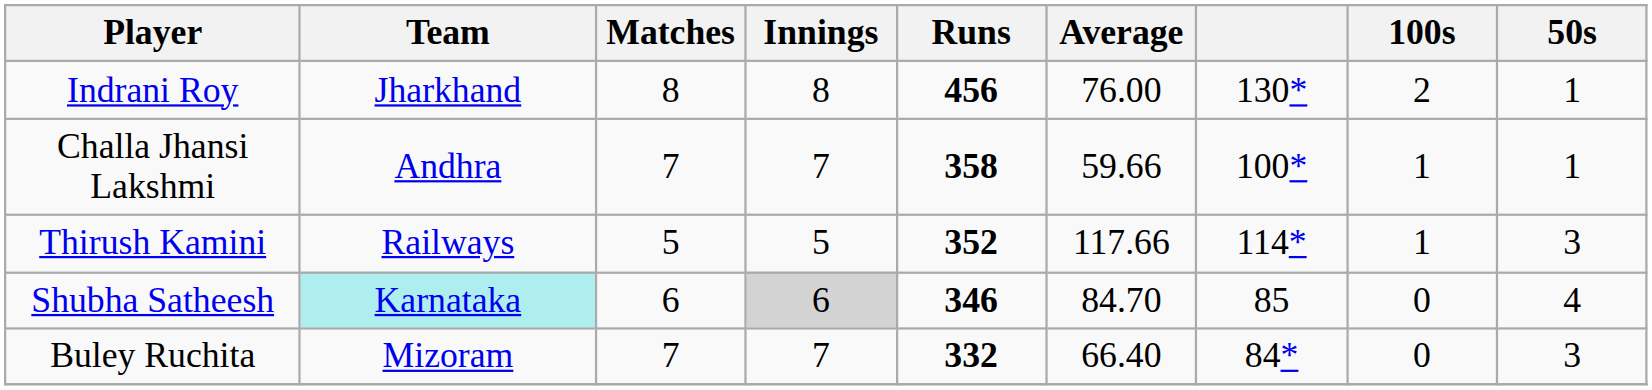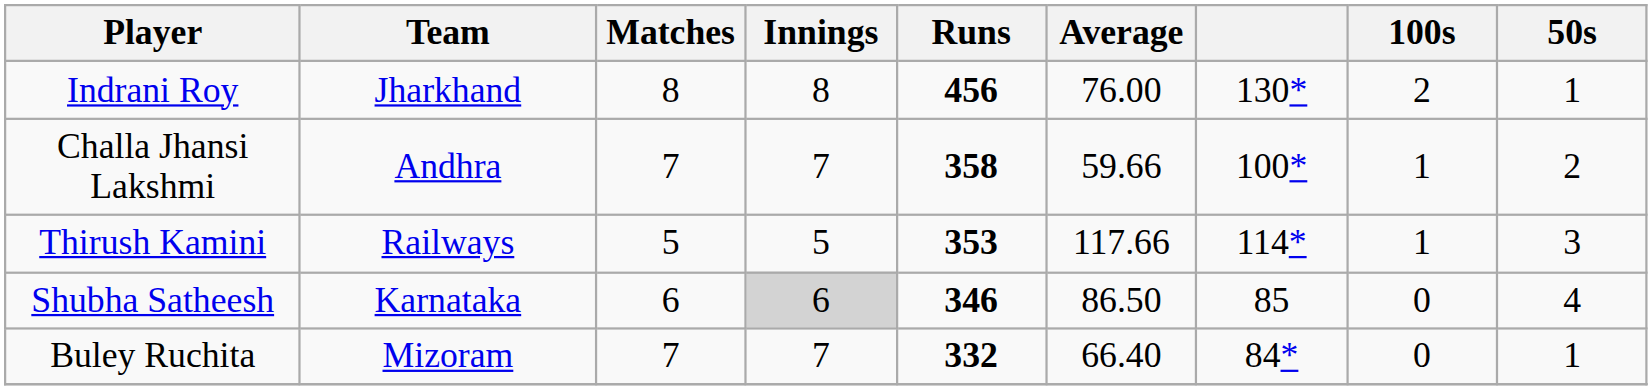(1572, 166) 1 -> (1572, 166) 2
(971, 242) 352 -> (971, 242) 353
(448, 299) paleturquoise background -> (448, 299) no background
(1121, 299) 84.70 -> (1121, 299) 86.50
(1572, 355) 3 -> (1572, 355) 1
